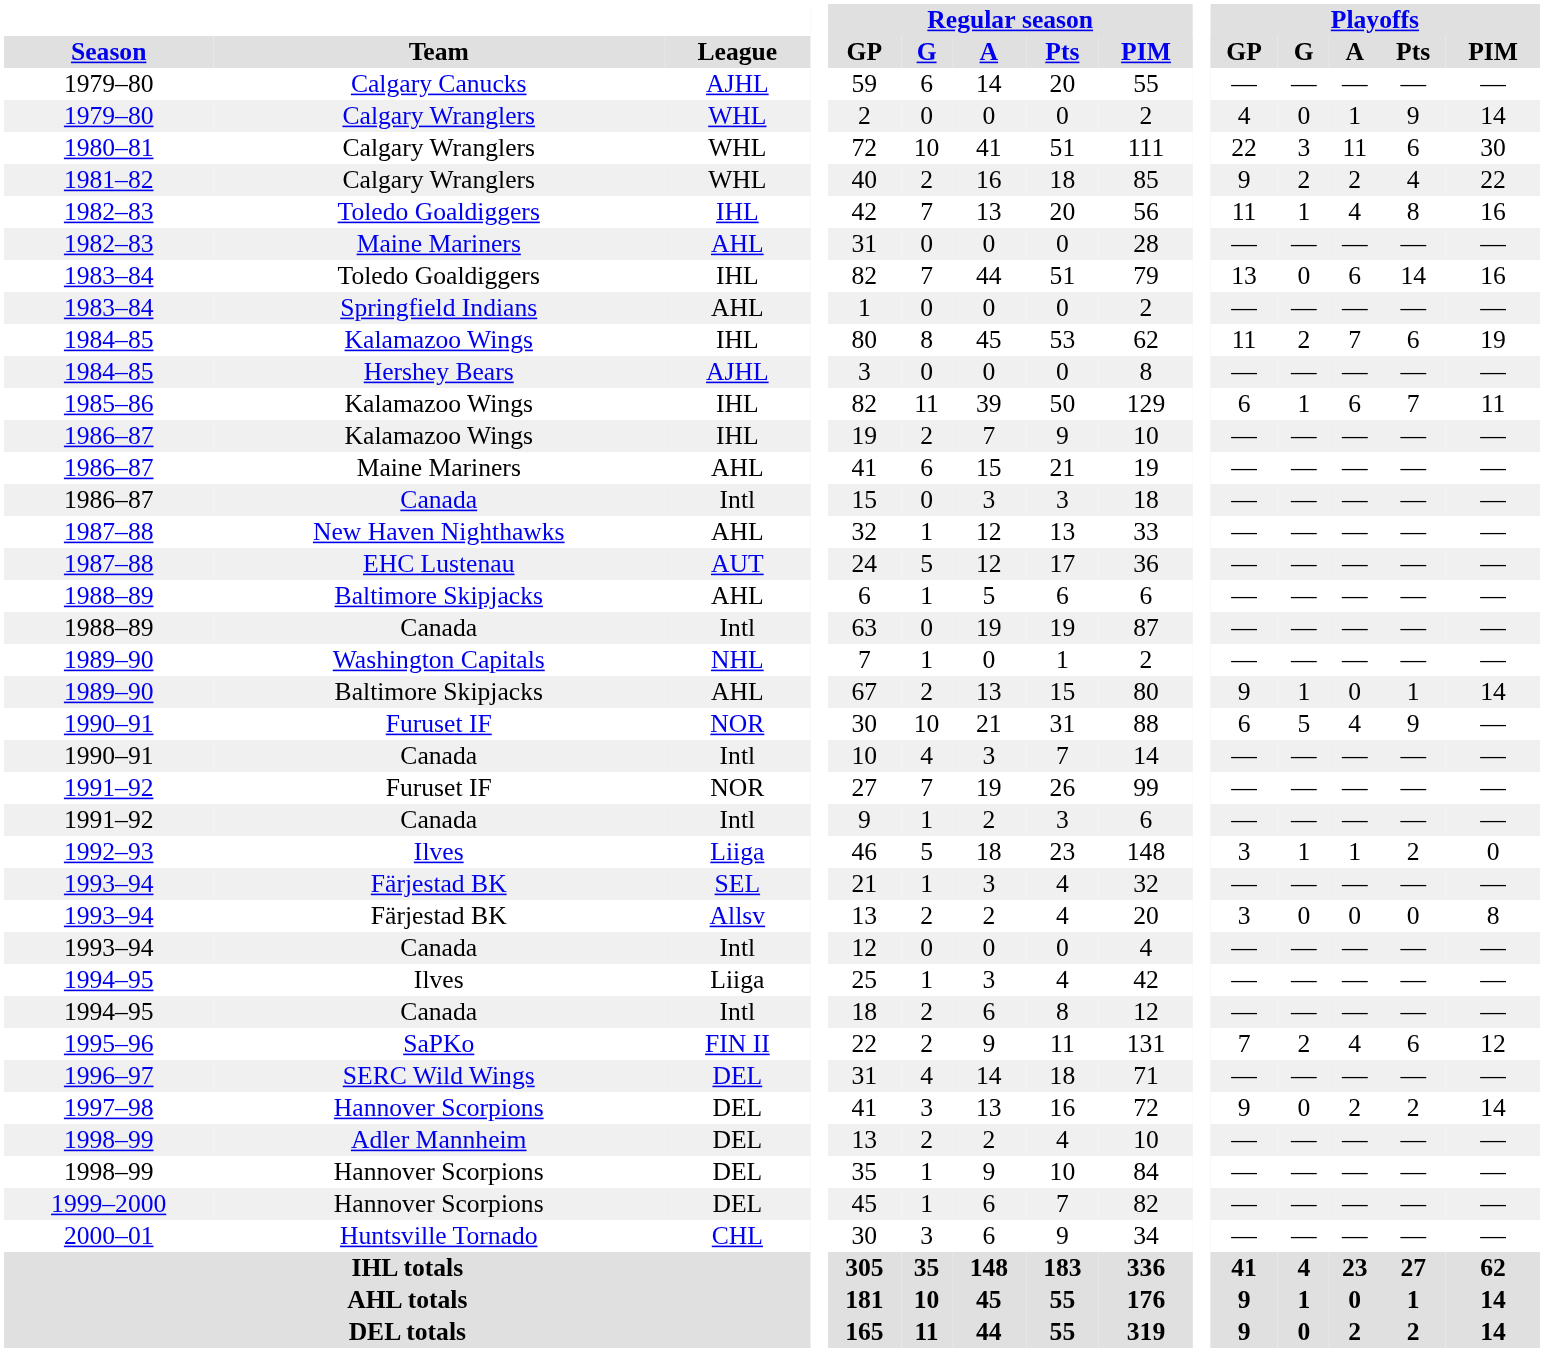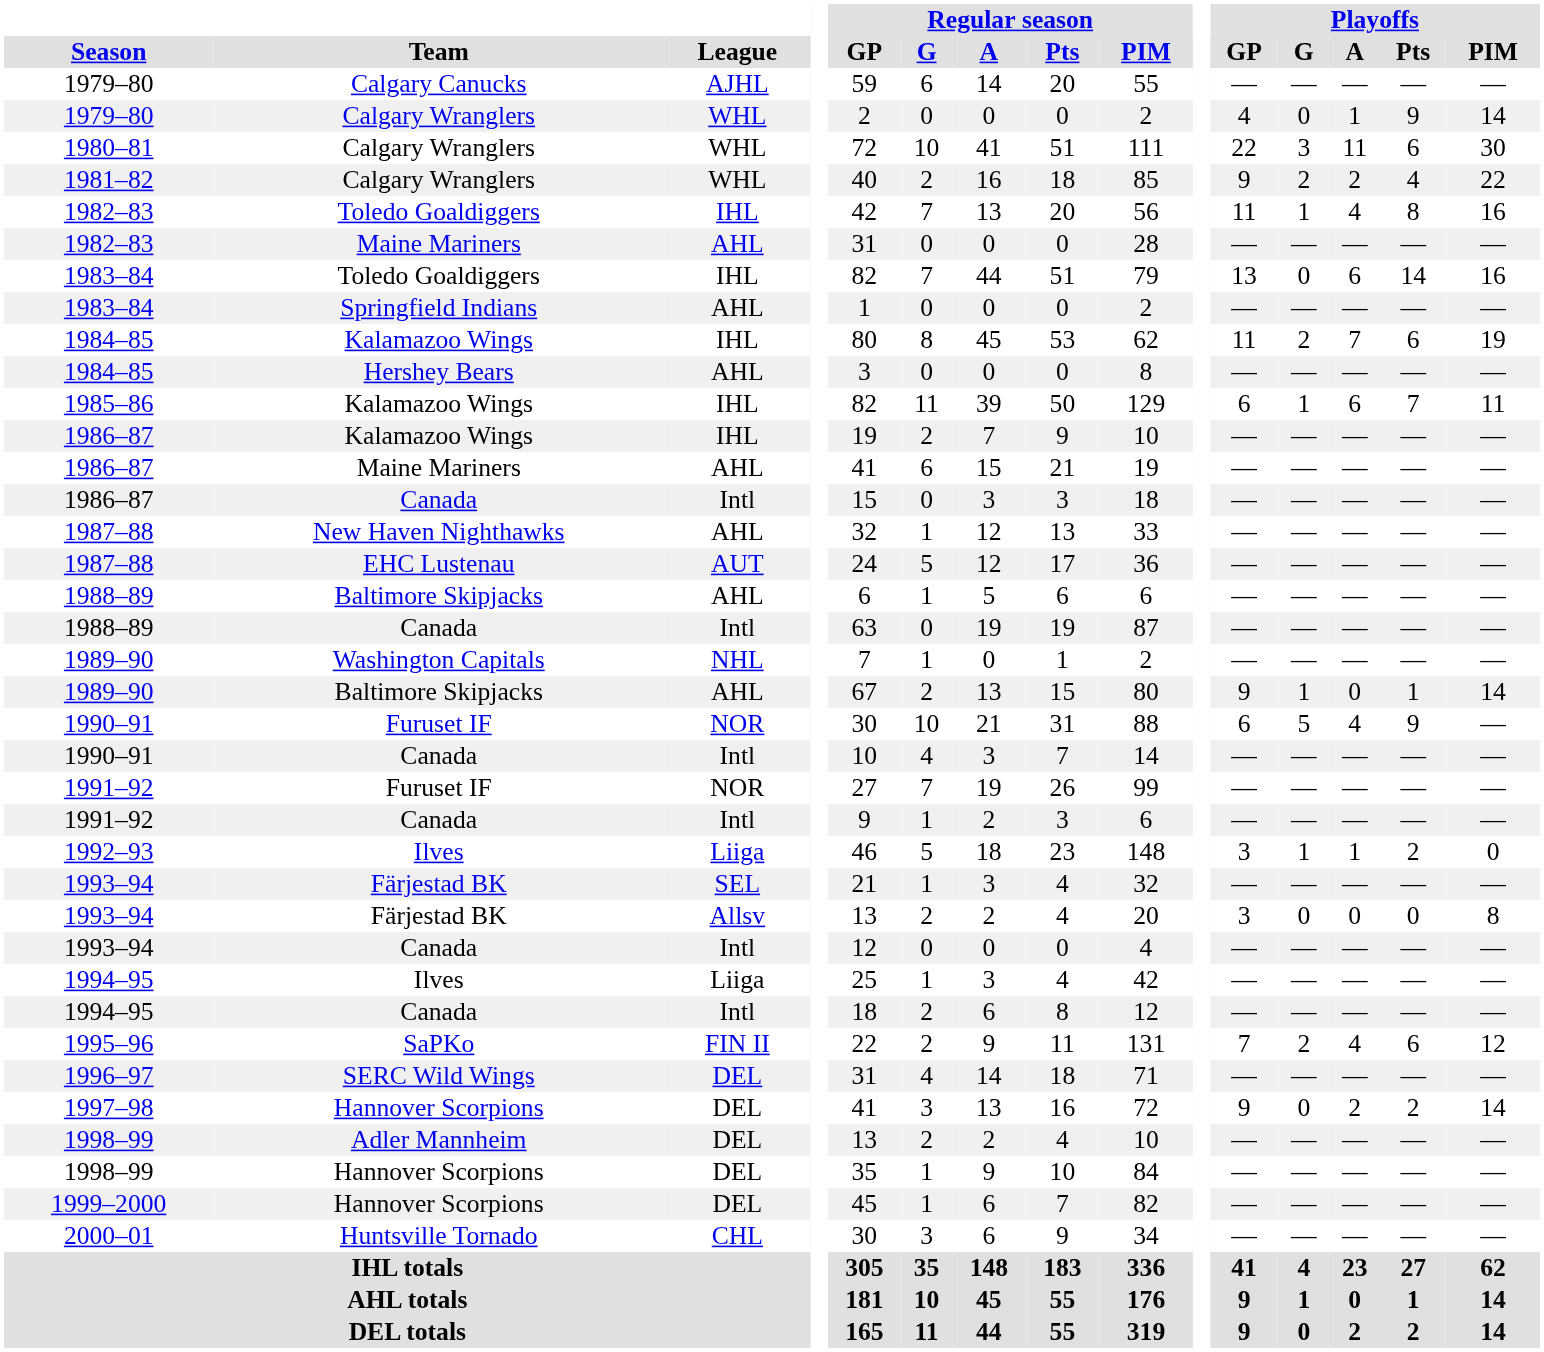(737, 371) AJHL -> (737, 371) AHL
